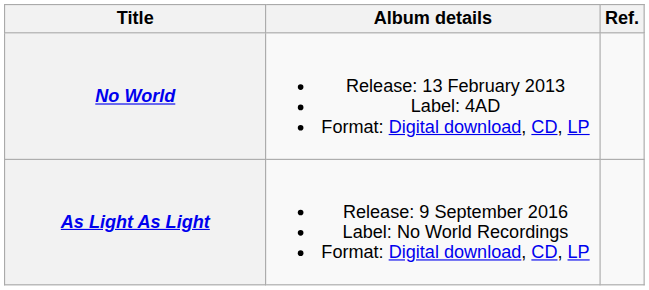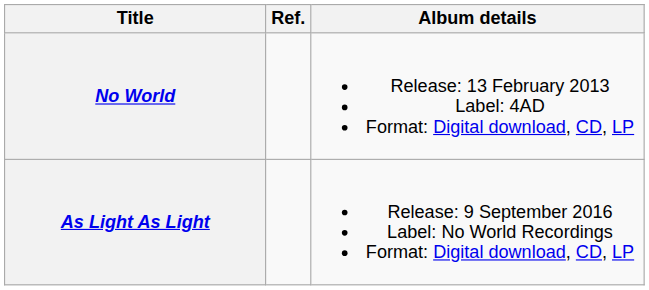columns swapped: (433, 18) <-> (622, 18)
